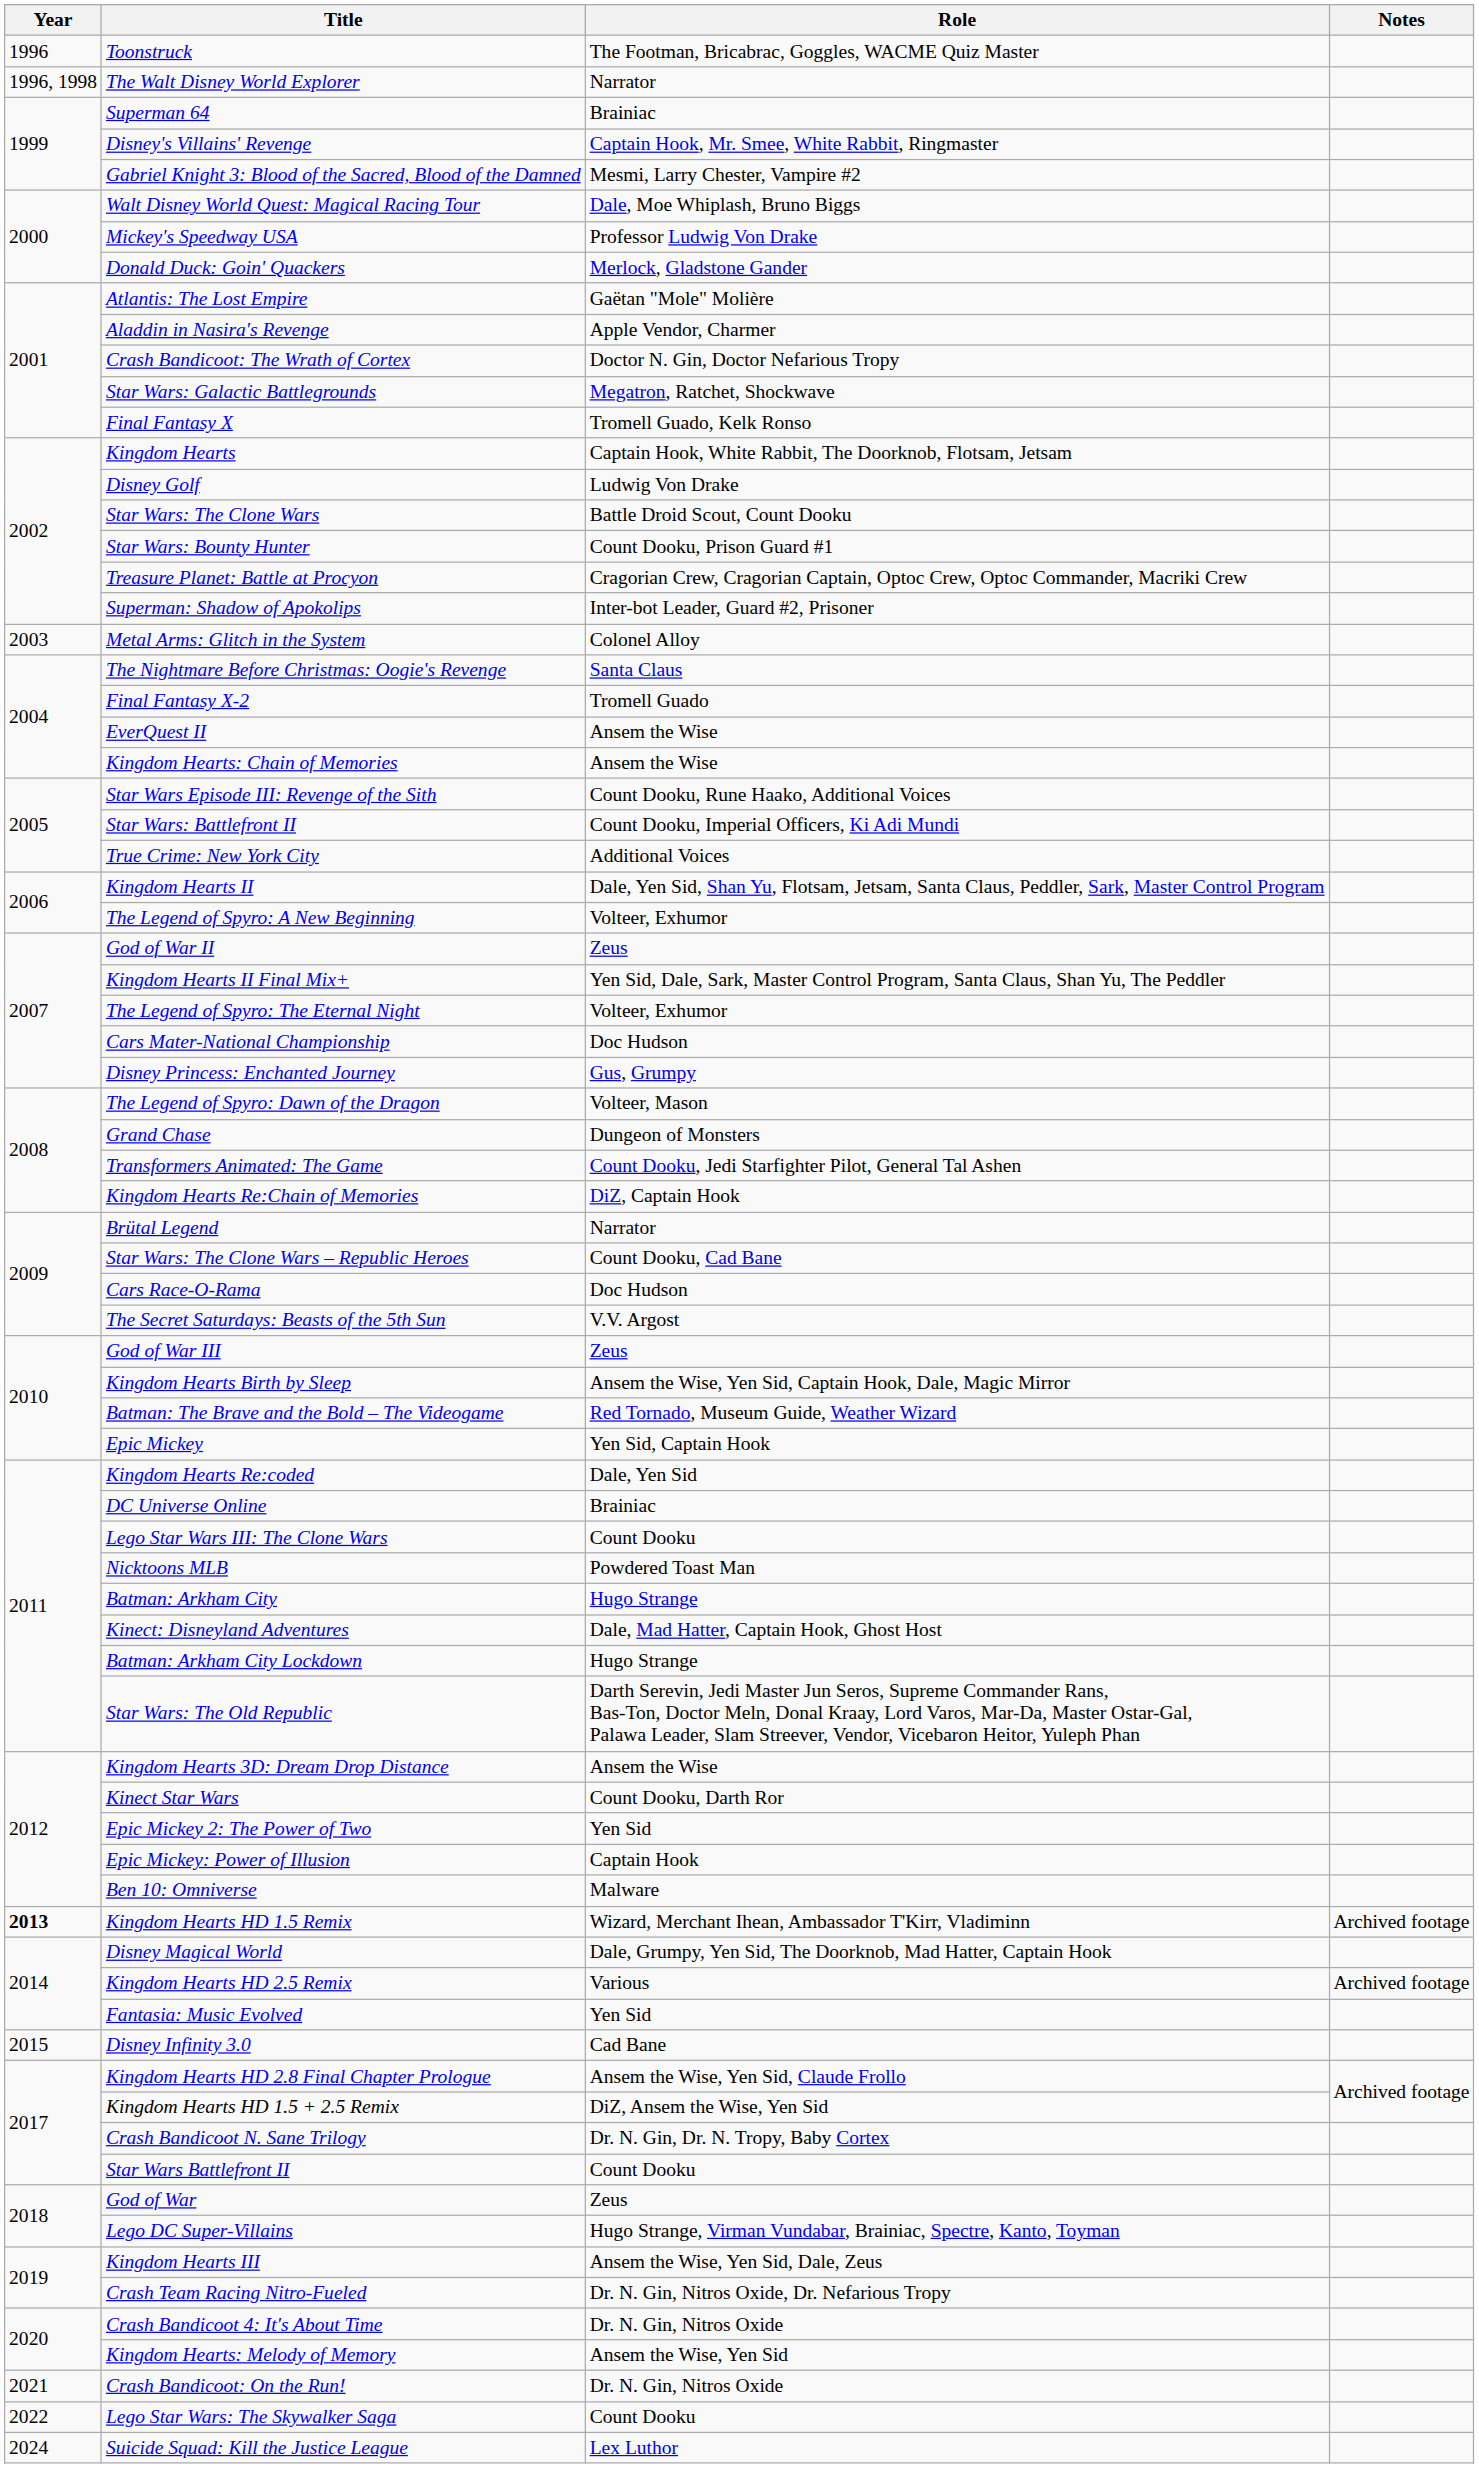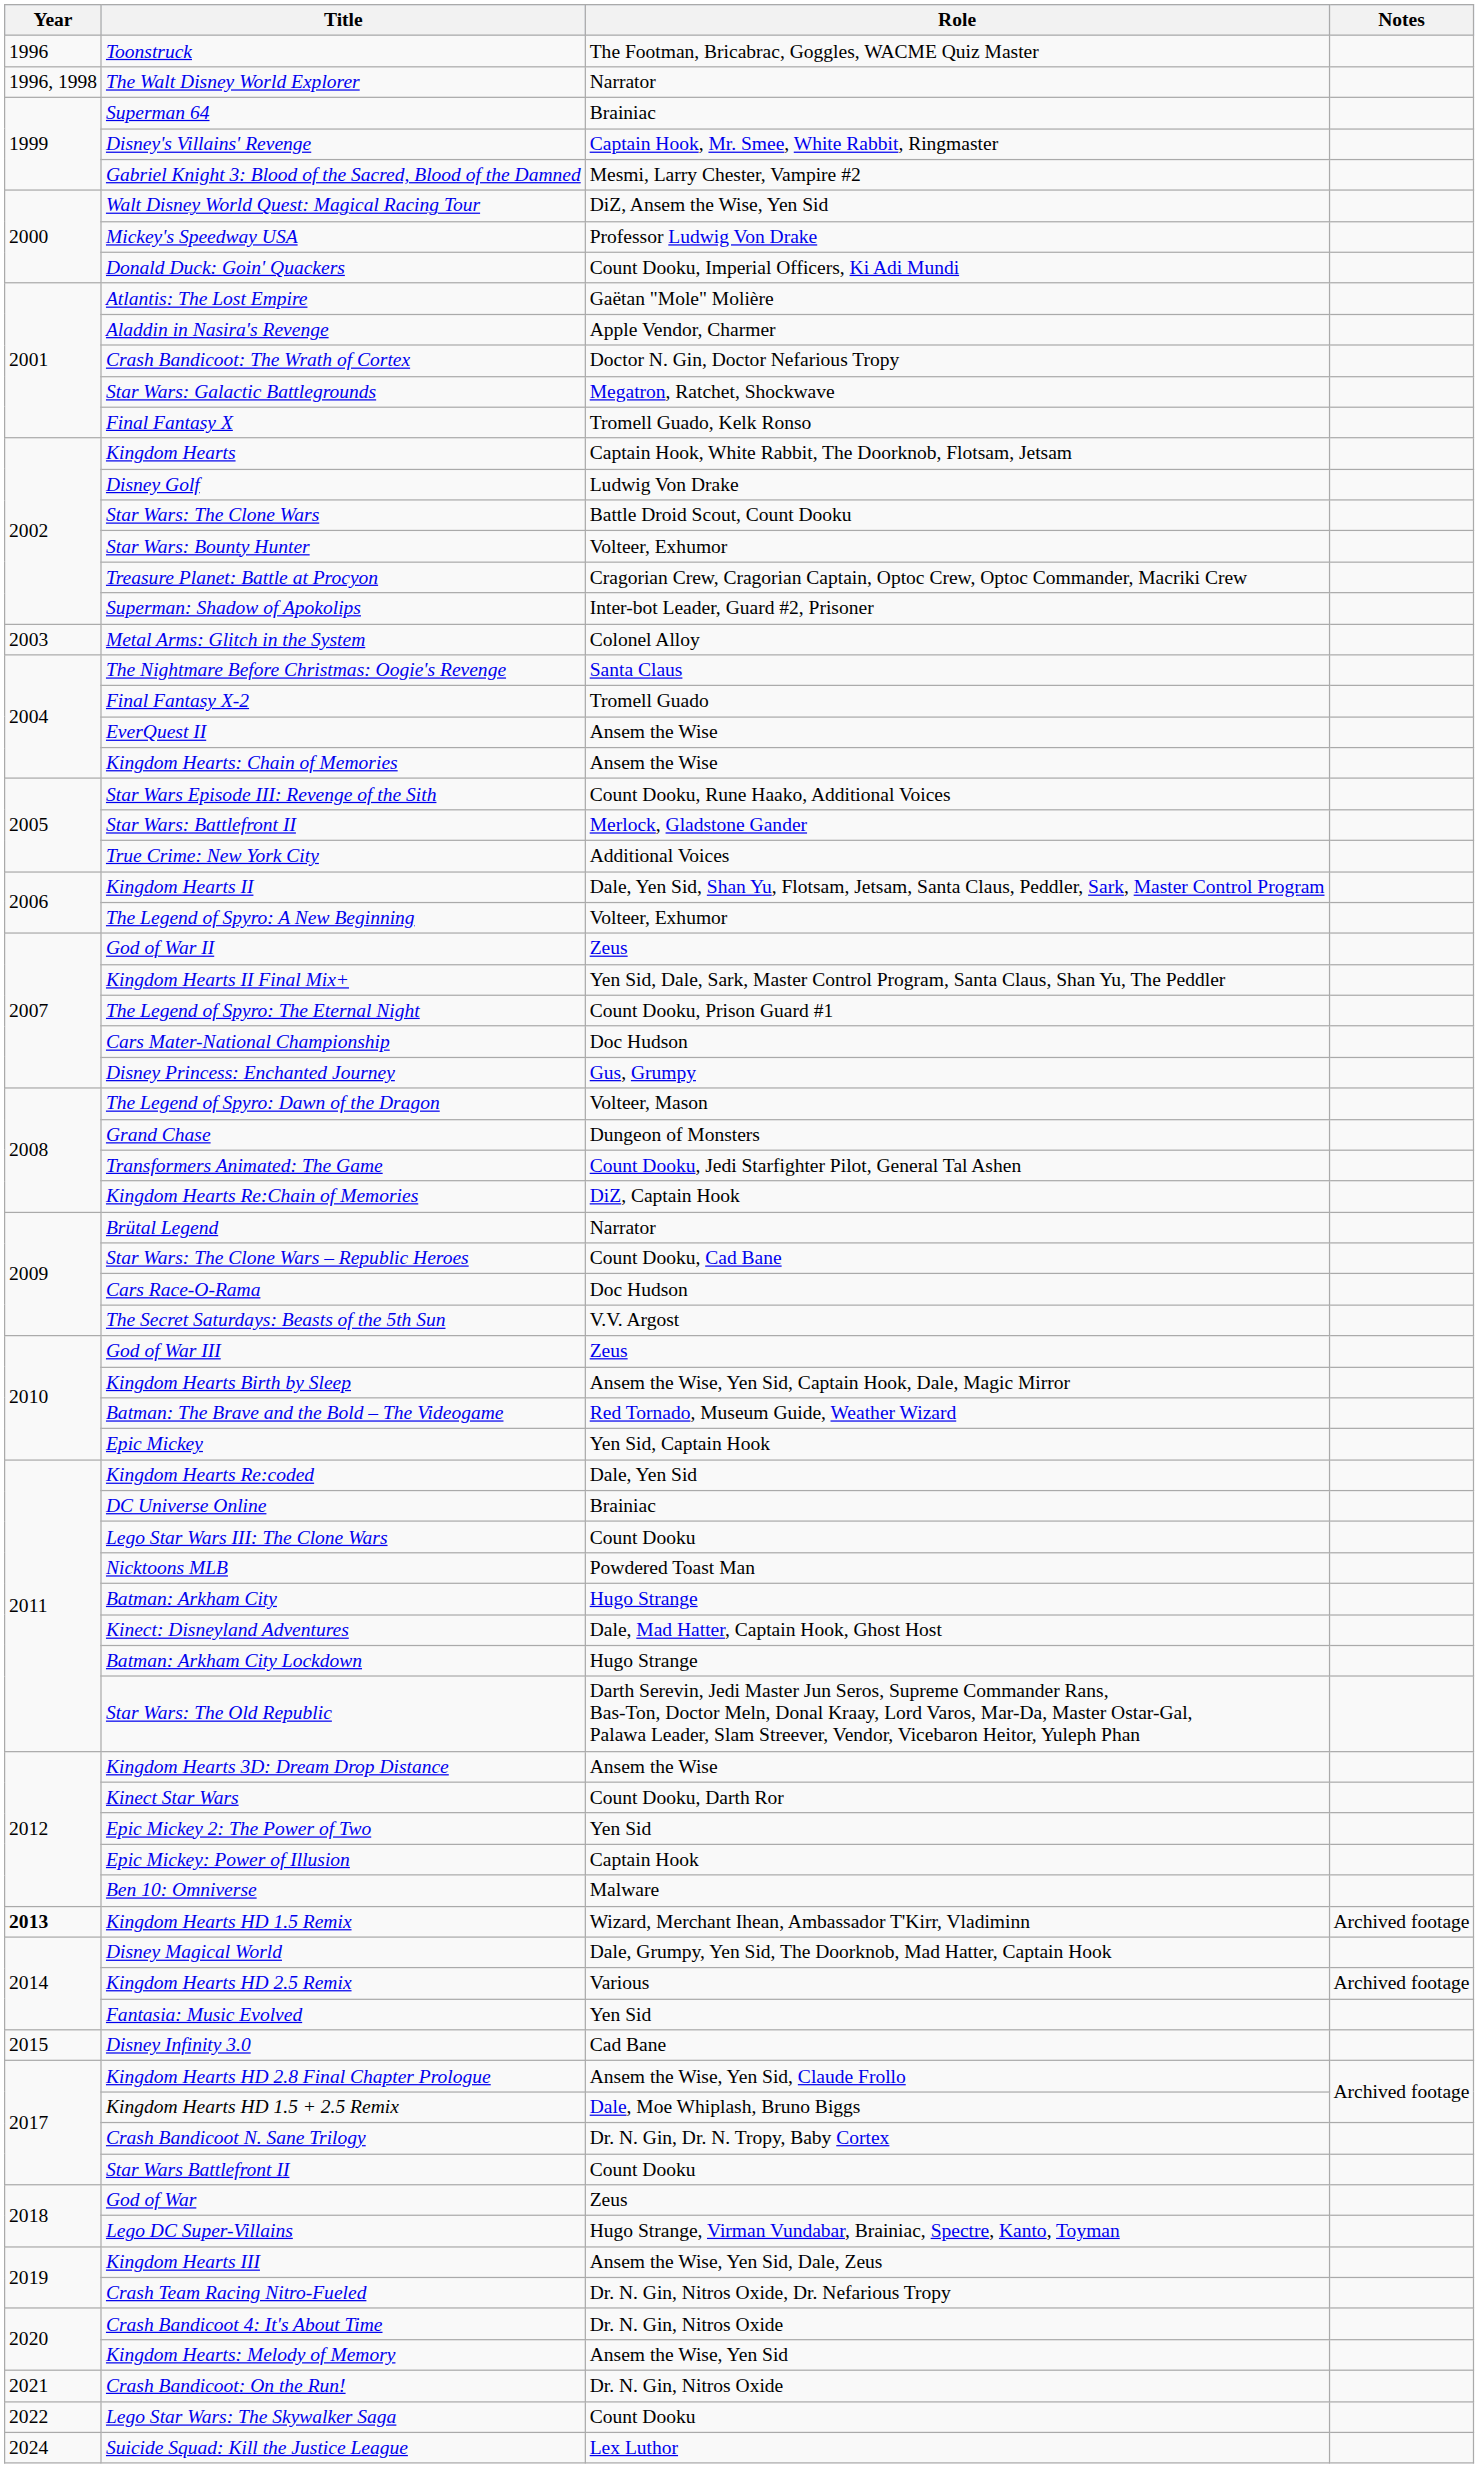(725, 205) Dale, Moe Whiplash, Bruno Biggs -> (709, 205) DiZ, Ansem the Wise, Yen Sid
(698, 267) Merlock, Gladstone Gander -> (774, 267) Count Dooku, Imperial Officers, Ki Adi Mundi
(711, 546) Count Dooku, Prison Guard #1 -> (659, 546) Volteer, Exhumor
(774, 824) Count Dooku, Imperial Officers, Ki Adi Mundi -> (698, 824) Merlock, Gladstone Gander
(659, 1010) Volteer, Exhumor -> (711, 1010) Count Dooku, Prison Guard #1
(709, 2107) DiZ, Ansem the Wise, Yen Sid -> (725, 2107) Dale, Moe Whiplash, Bruno Biggs
